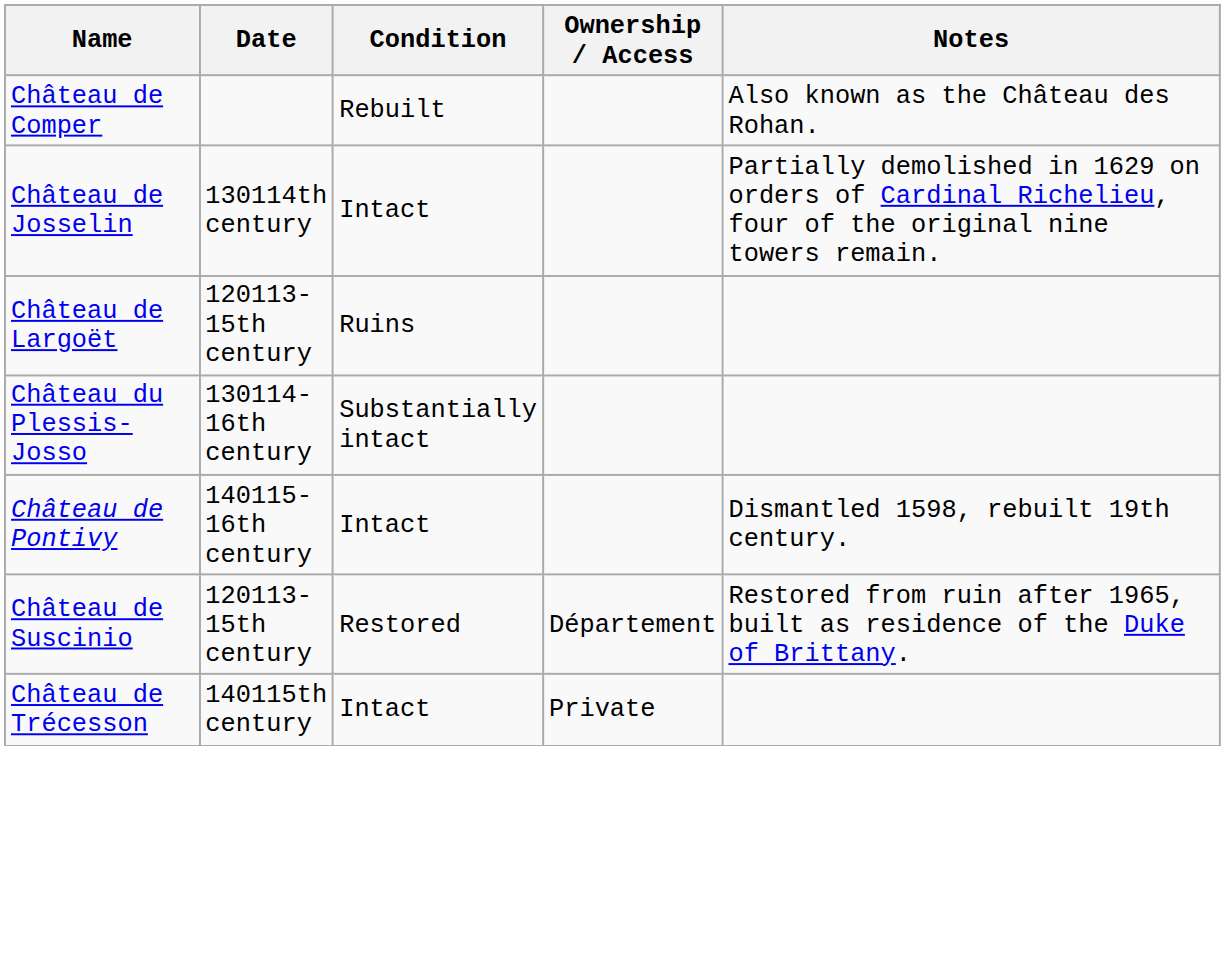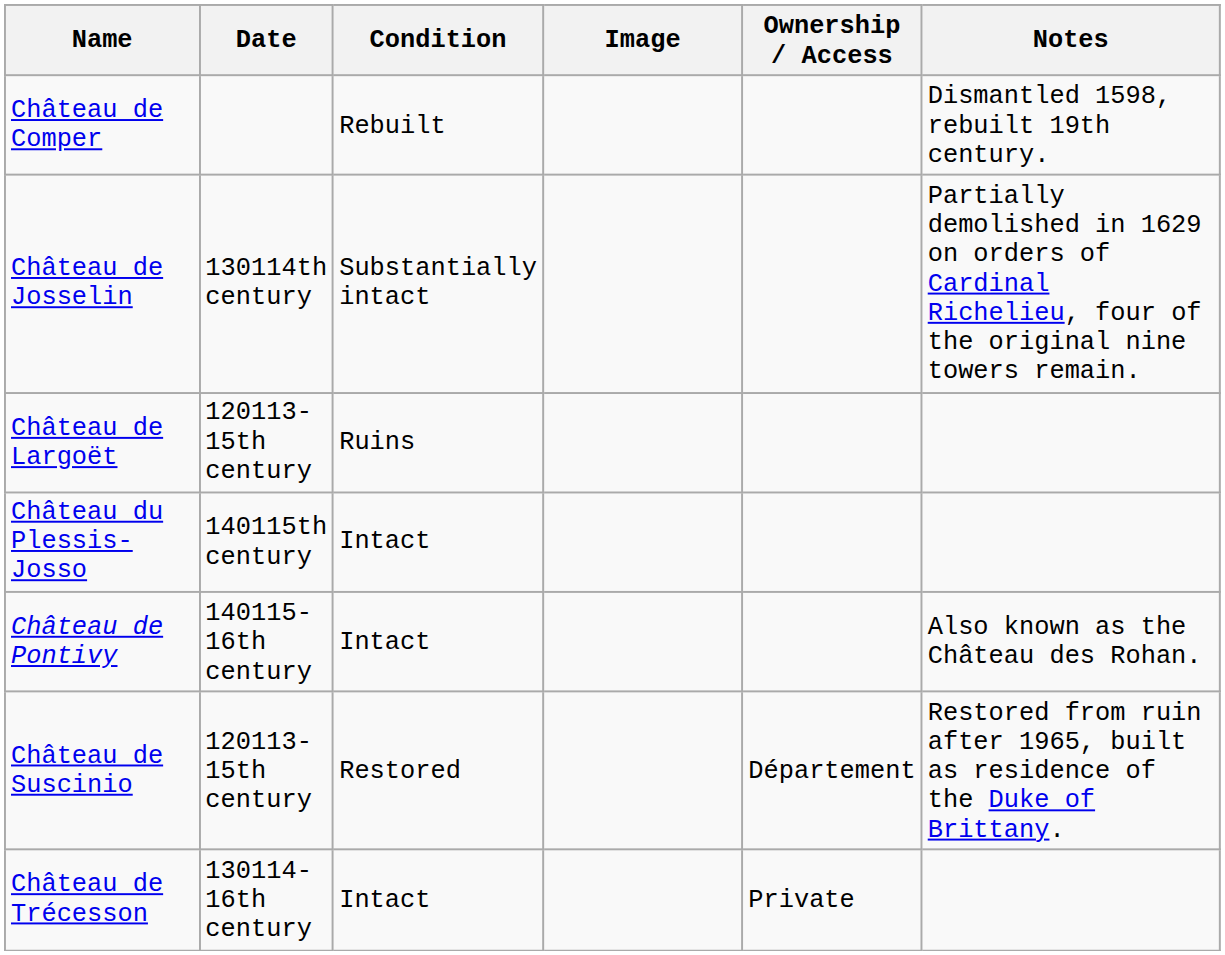+ column: (643, 40)
(949, 111) Also known as the Château des Rohan. -> (1049, 125) Dismantled 1598, rebuilt 19th century.
(385, 211) Intact -> (438, 284) Substantially intact
(259, 425) 130114-16th century -> (266, 542) 140115th century
(438, 425) Substantially intact -> (385, 542) Intact
(949, 525) Dismantled 1598, rebuilt 19th century. -> (1065, 642) Also known as the Château des Rohan.
(266, 710) 140115th century -> (259, 900) 130114-16th century
